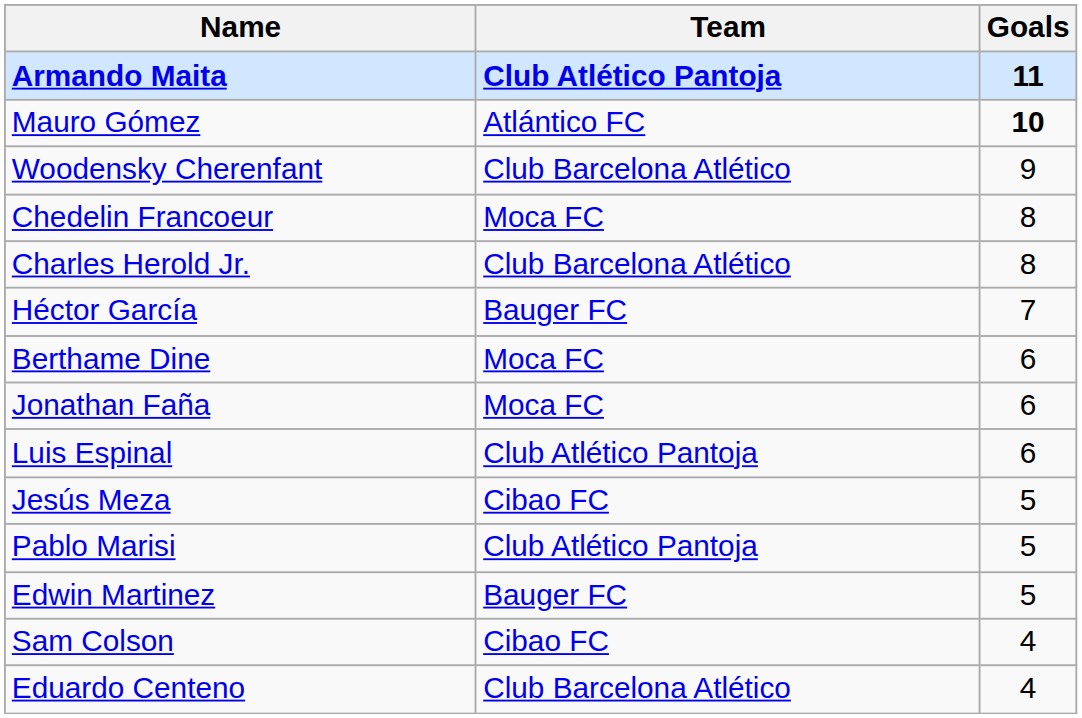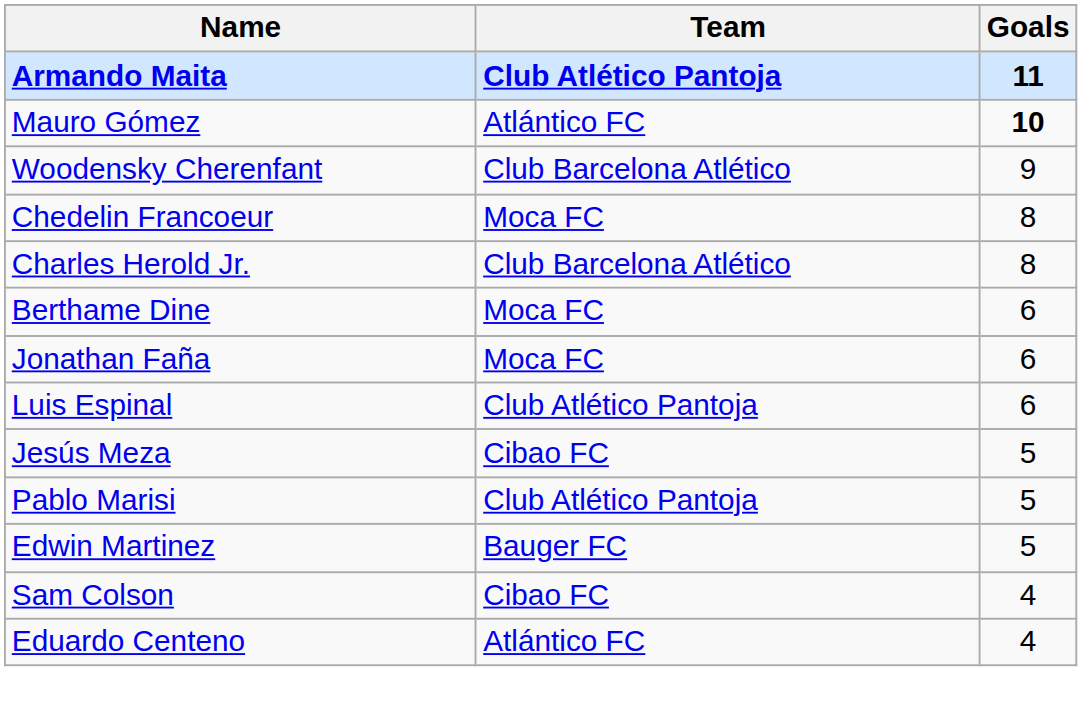- row: (104, 311)
(637, 688) Club Barcelona Atlético -> (564, 641) Atlántico FC
